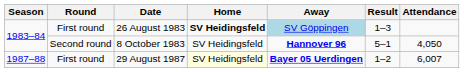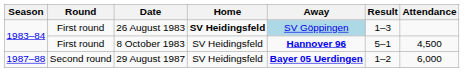(81, 43) Second round -> (81, 43) First round
(429, 43) 4,050 -> (429, 43) 4,500
(81, 59) First round -> (81, 59) Second round
(227, 59) lightyellow background -> (227, 59) no background
(429, 59) 6,007 -> (429, 59) 6,000
